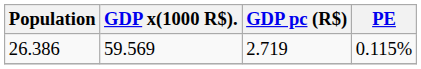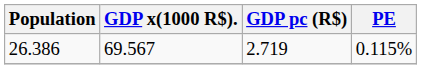(130, 48) 59.569 -> (130, 48) 69.567
